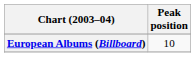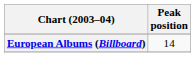(169, 43) 10 -> (169, 43) 14
